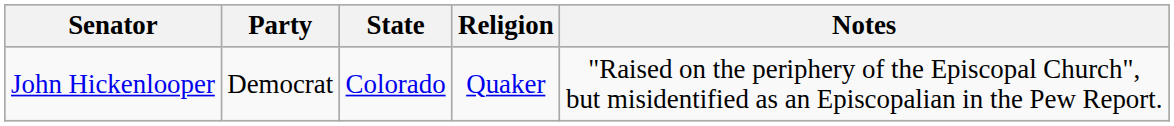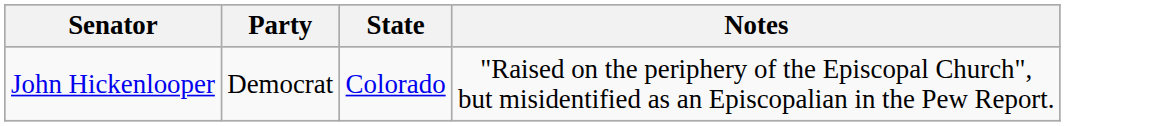- column: (506, 25)
